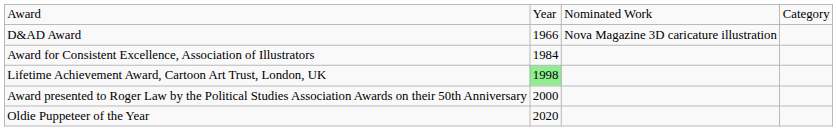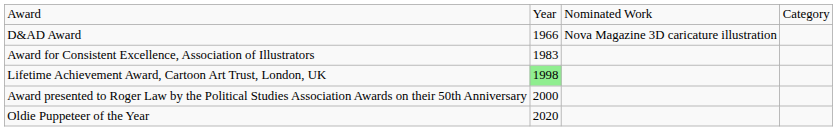(546, 55) 1984 -> (546, 55) 1983
